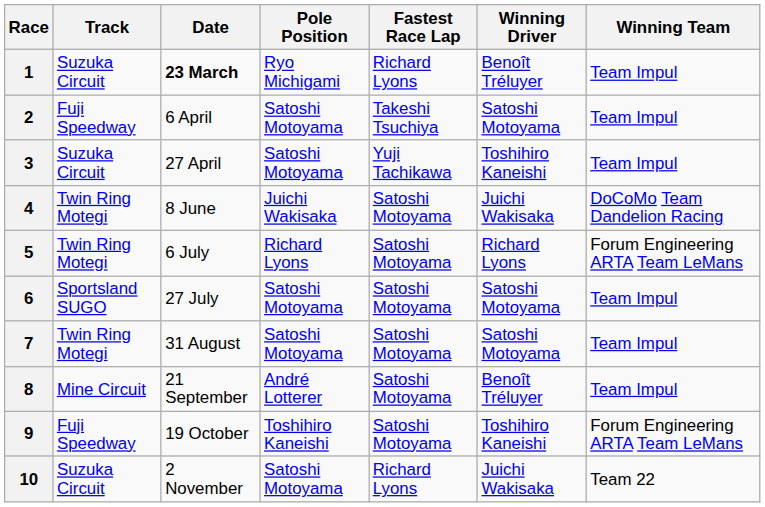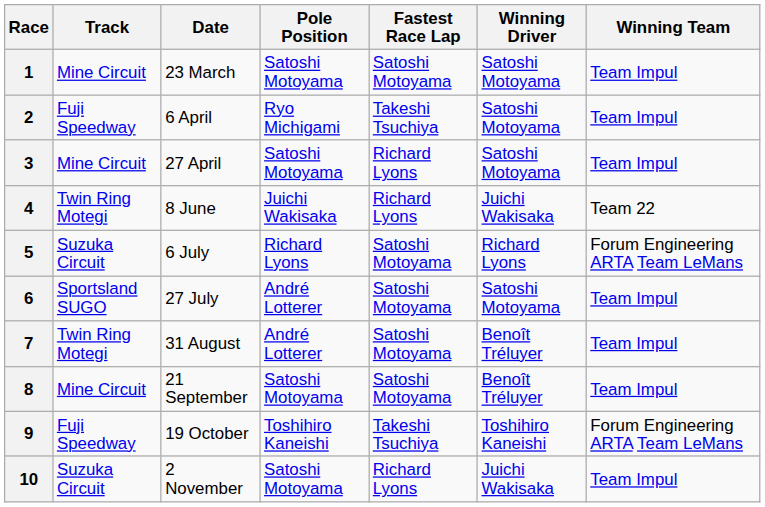(85, 72) Suzuka Circuit -> (101, 72) Mine Circuit
(202, 72) bold -> (200, 72) normal
(302, 72) Ryo Michigami -> (303, 72) Satoshi Motoyama
(402, 72) Richard Lyons -> (412, 72) Satoshi Motoyama
(512, 72) Benoît Tréluyer -> (521, 72) Satoshi Motoyama
(303, 117) Satoshi Motoyama -> (302, 117) Ryo Michigami
(85, 162) Suzuka Circuit -> (101, 162) Mine Circuit
(412, 162) Yuji Tachikawa -> (402, 162) Richard Lyons
(515, 162) Toshihiro Kaneishi -> (521, 162) Satoshi Motoyama
(412, 208) Satoshi Motoyama -> (402, 208) Richard Lyons
(657, 208) DoCoMo Team Dandelion Racing -> (623, 208) Team 22
(94, 253) Twin Ring Motegi -> (85, 253) Suzuka Circuit
(303, 298) Satoshi Motoyama -> (293, 298) André Lotterer
(303, 343) Satoshi Motoyama -> (293, 343) André Lotterer
(521, 343) Satoshi Motoyama -> (512, 343) Benoît Tréluyer
(293, 388) André Lotterer -> (303, 388) Satoshi Motoyama
(412, 433) Satoshi Motoyama -> (406, 433) Takeshi Tsuchiya
(623, 479) Team 22 -> (634, 479) Team Impul
